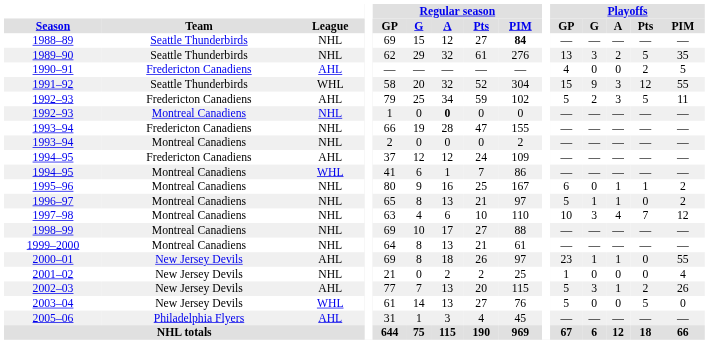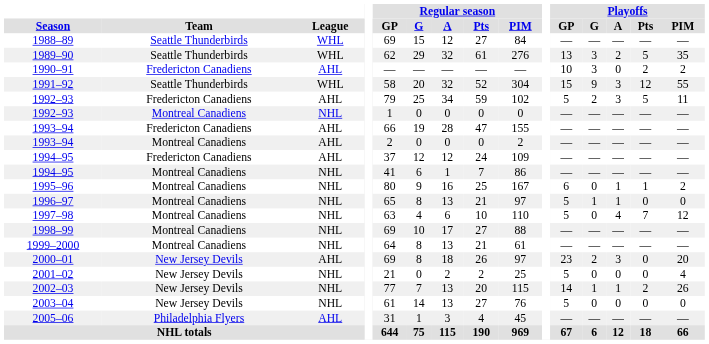(330, 40) NHL -> (330, 40) WHL
(520, 40) bold -> (520, 40) normal
(330, 55) NHL -> (330, 55) WHL
(566, 69) 4 -> (566, 69) 10
(594, 69) 0 -> (594, 69) 3
(683, 69) 5 -> (683, 69) 2
(447, 113) bold -> (447, 113) normal
(330, 128) NHL -> (330, 128) AHL
(330, 142) NHL -> (330, 142) AHL
(330, 172) WHL -> (330, 172) NHL
(683, 201) 2 -> (683, 201) 0
(566, 215) 10 -> (566, 215) 5
(594, 215) 3 -> (594, 215) 0
(594, 259) 1 -> (594, 259) 2
(618, 259) 1 -> (618, 259) 3
(683, 259) 55 -> (683, 259) 20
(566, 274) 1 -> (566, 274) 5
(330, 288) AHL -> (330, 288) NHL
(566, 288) 5 -> (566, 288) 14
(594, 288) 3 -> (594, 288) 1
(330, 303) WHL -> (330, 303) NHL
(645, 303) 5 -> (645, 303) 0
